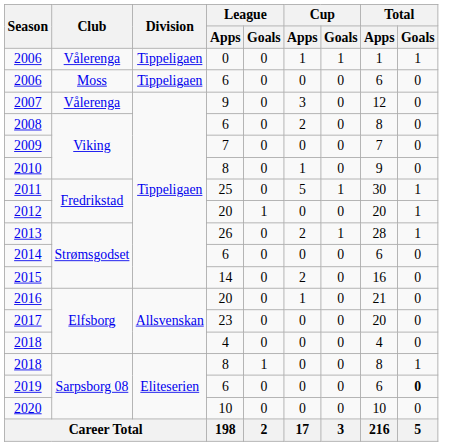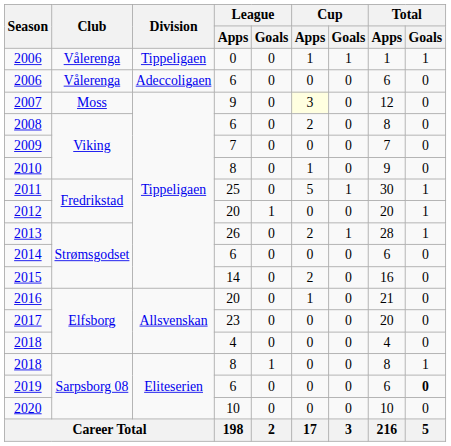(92, 80) Moss -> (92, 80) Vålerenga
(170, 80) Tippeligaen -> (174, 80) Adeccoligaen
(92, 102) Vålerenga -> (92, 102) Moss
(302, 102) no background -> (310, 102) lightyellow background
